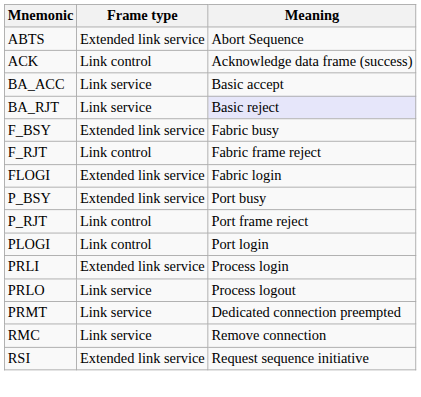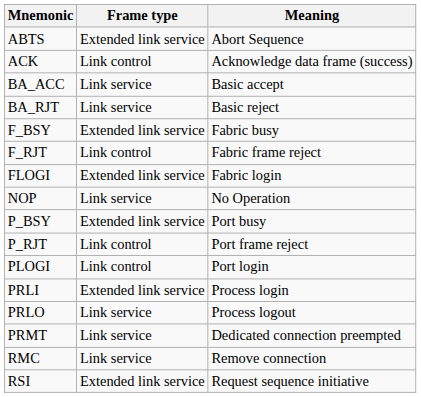(245, 107) lavender background -> (245, 107) no background
+ row: (22, 198)
